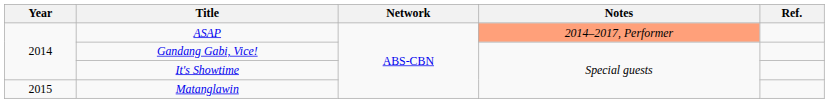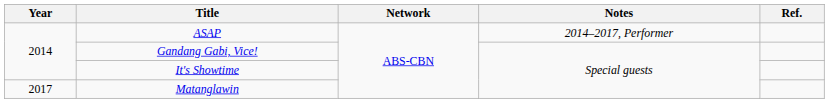(619, 32) lightsalmon background -> (619, 32) no background
(40, 88) 2015 -> (40, 88) 2017
